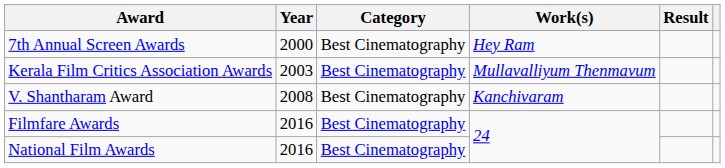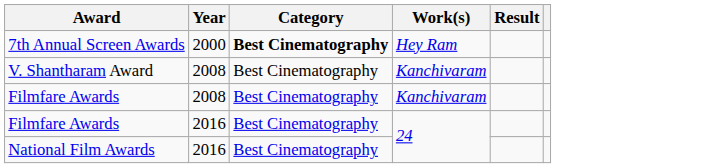(393, 44) normal -> (311, 44) bold
- row: (140, 70)
+ row: (64, 96)
